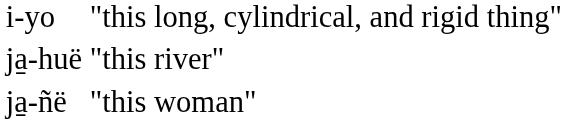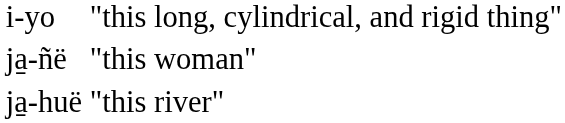rows swapped: (44, 59) <-> (36, 101)
